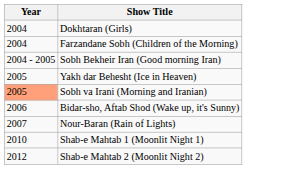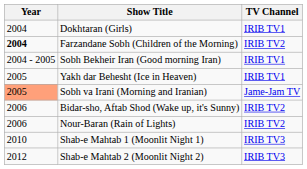+ column: (272, 12)
(17, 44) normal -> (17, 44) bold
(17, 124) 2007 -> (17, 124) 2006
